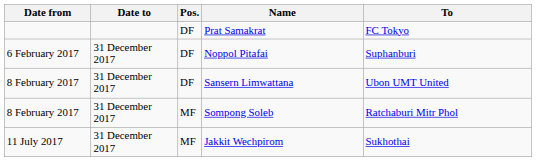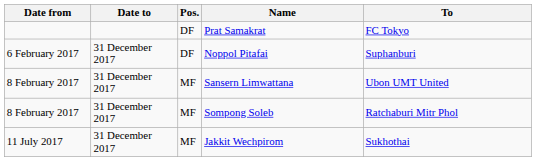(187, 83) DF -> (188, 83) MF
